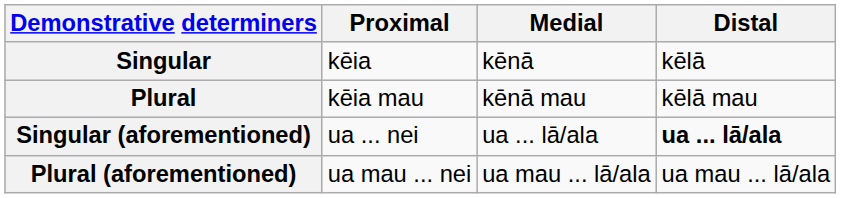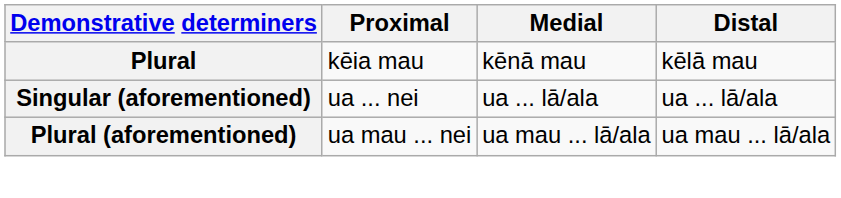- row: (164, 60)
(722, 135) bold -> (720, 98) normal
